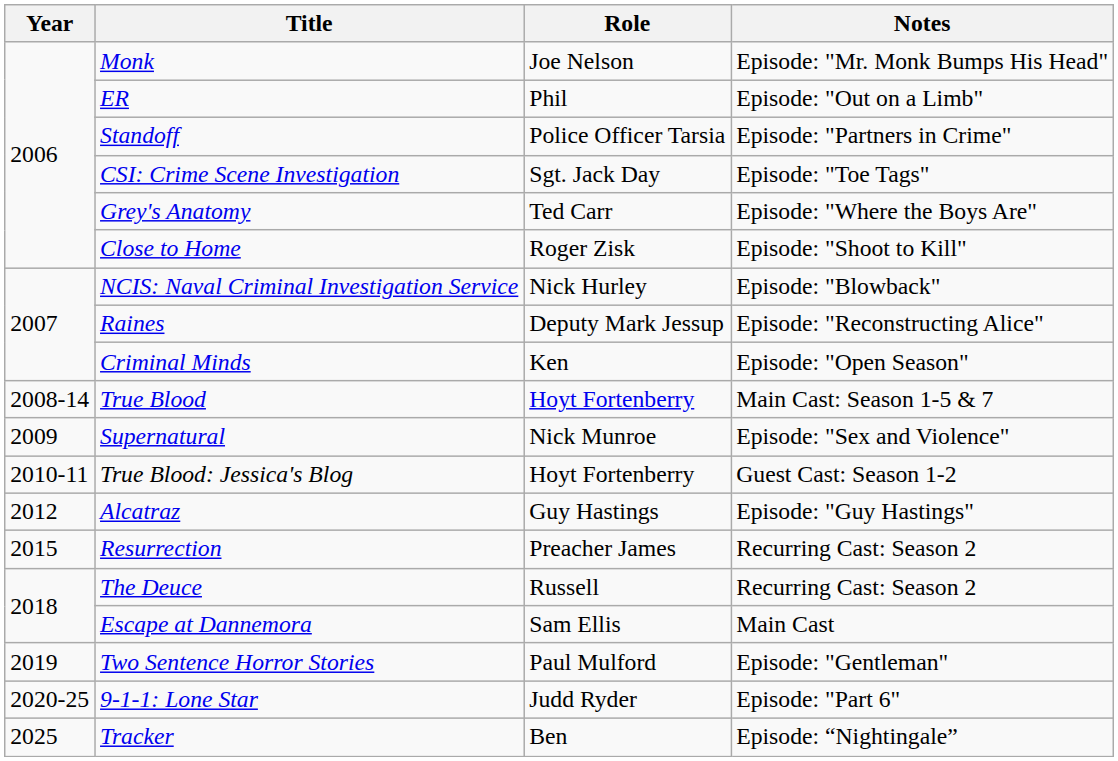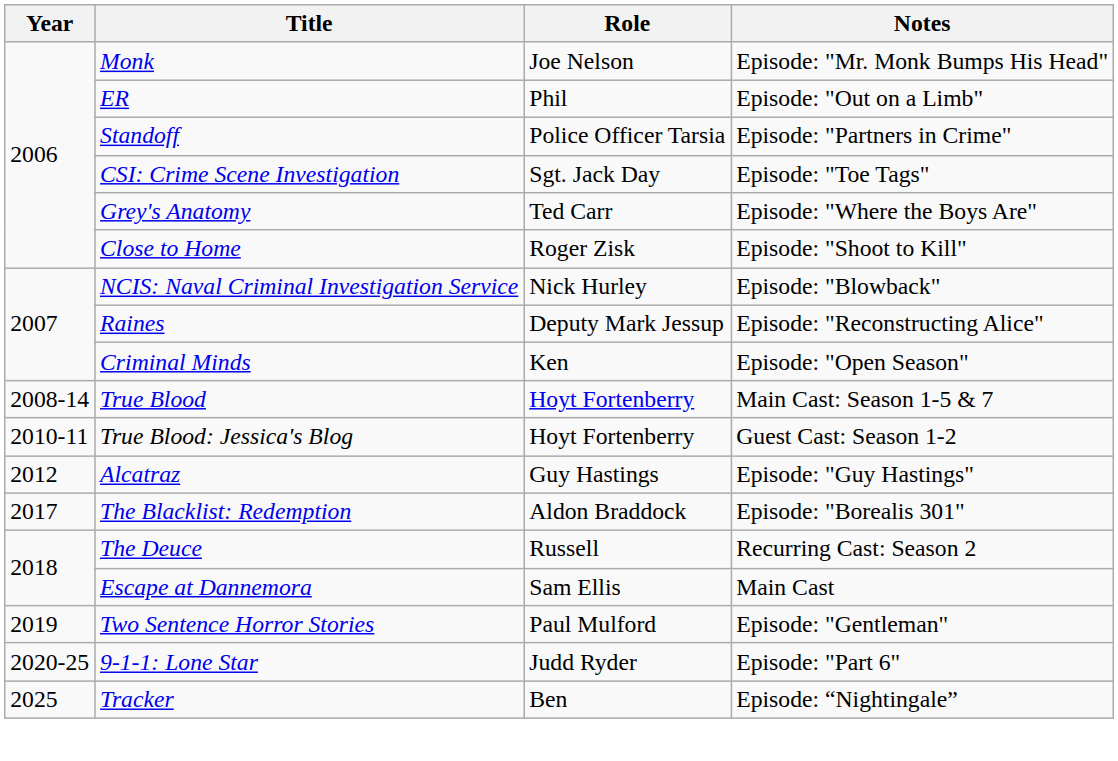- row: (163, 436)
- row: (161, 549)
+ row: (226, 511)
